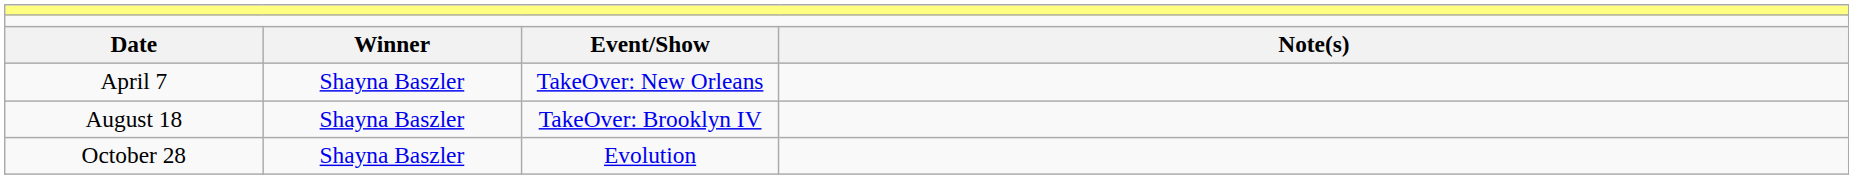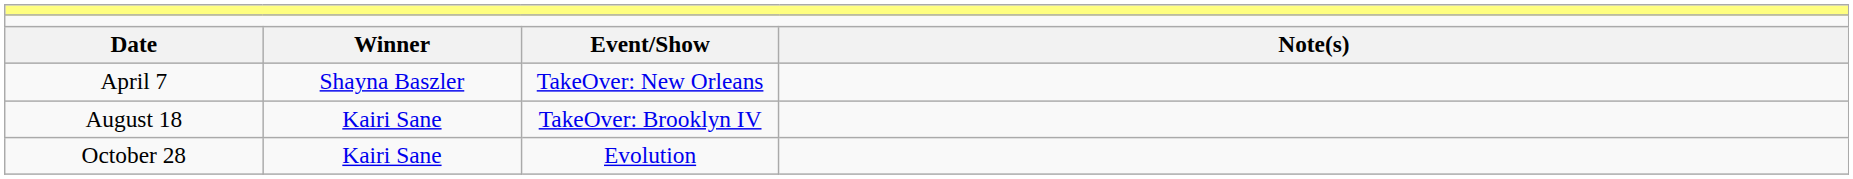(392, 118) Shayna Baszler -> (392, 118) Kairi Sane
(392, 155) Shayna Baszler -> (392, 155) Kairi Sane
